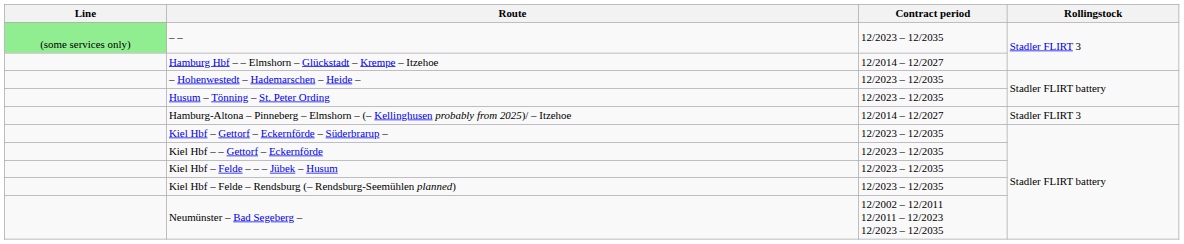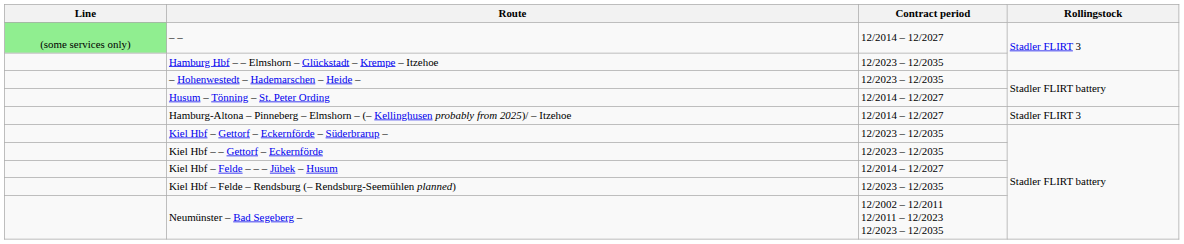(902, 37) 12/2023 – 12/2035 -> (902, 37) 12/2014 – 12/2027
(902, 61) 12/2014 – 12/2027 -> (902, 61) 12/2023 – 12/2035
(902, 97) 12/2023 – 12/2035 -> (902, 97) 12/2014 – 12/2027
(902, 168) 12/2023 – 12/2035 -> (902, 168) 12/2014 – 12/2027
